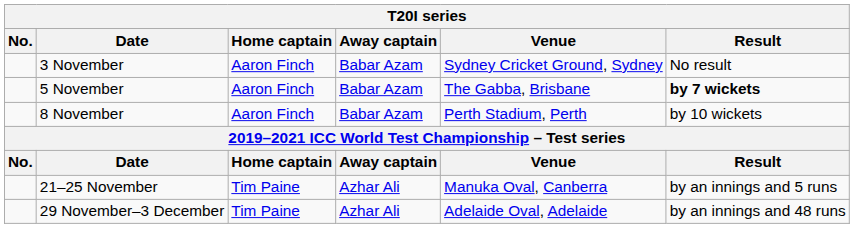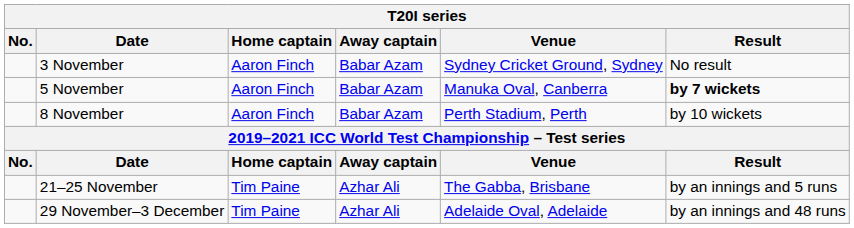(517, 89) The Gabba, Brisbane -> (526, 89) Manuka Oval, Canberra
(526, 187) Manuka Oval, Canberra -> (517, 187) The Gabba, Brisbane
